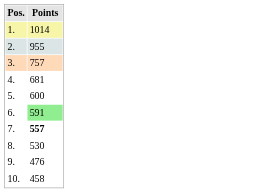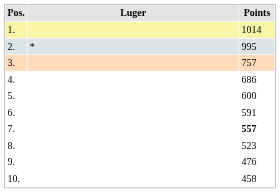+ column: (133, 13)
(37, 46) 955 -> (249, 46) 995
(37, 79) 681 -> (249, 79) 686
(37, 112) lightgreen background -> (249, 112) no background
(37, 145) 530 -> (249, 145) 523
